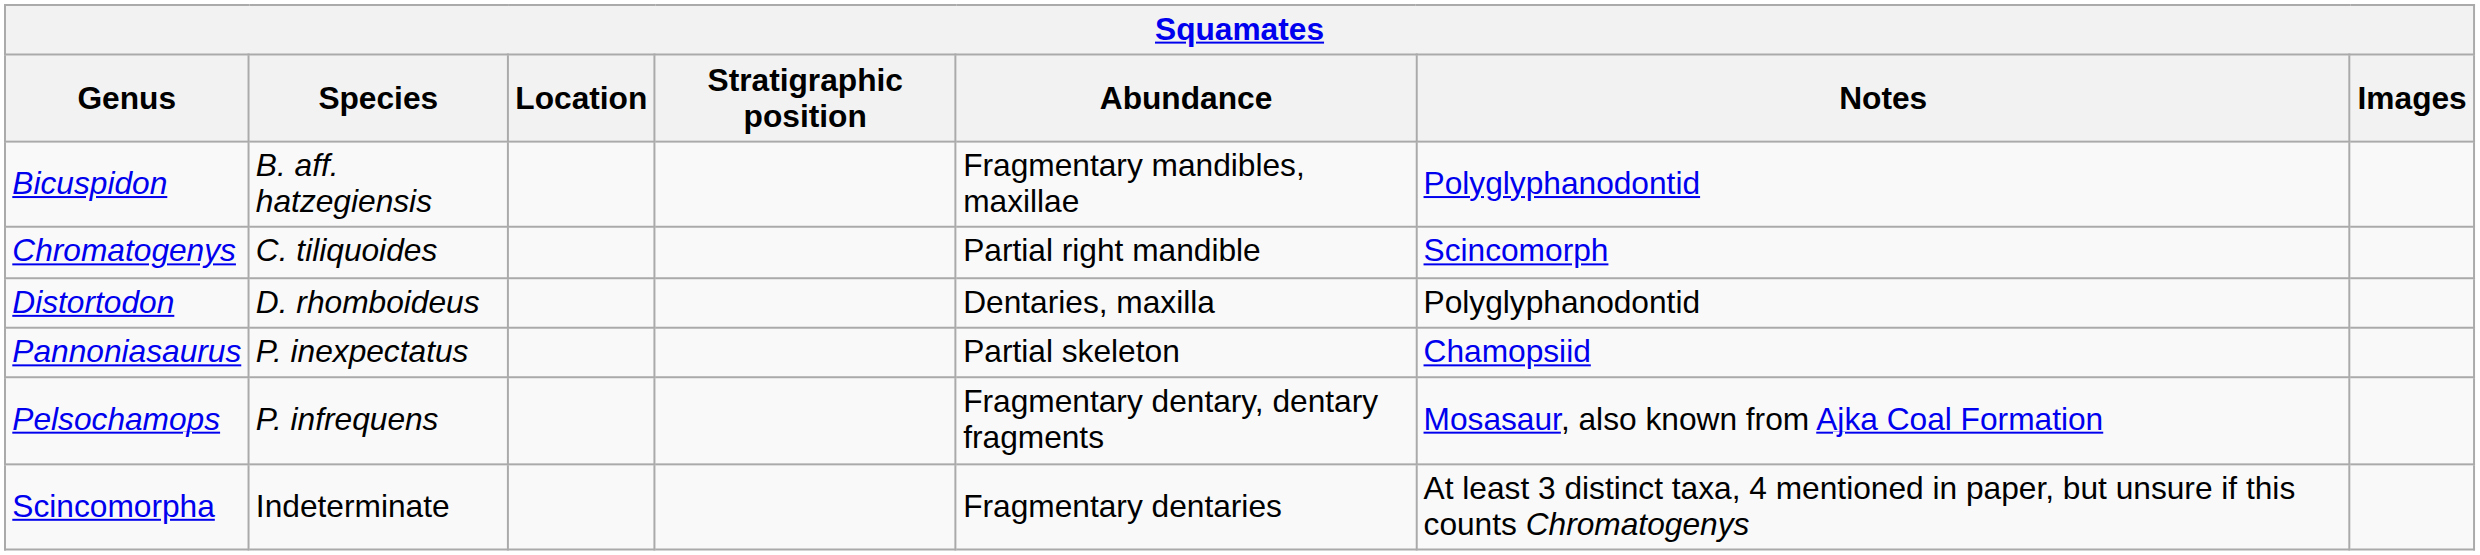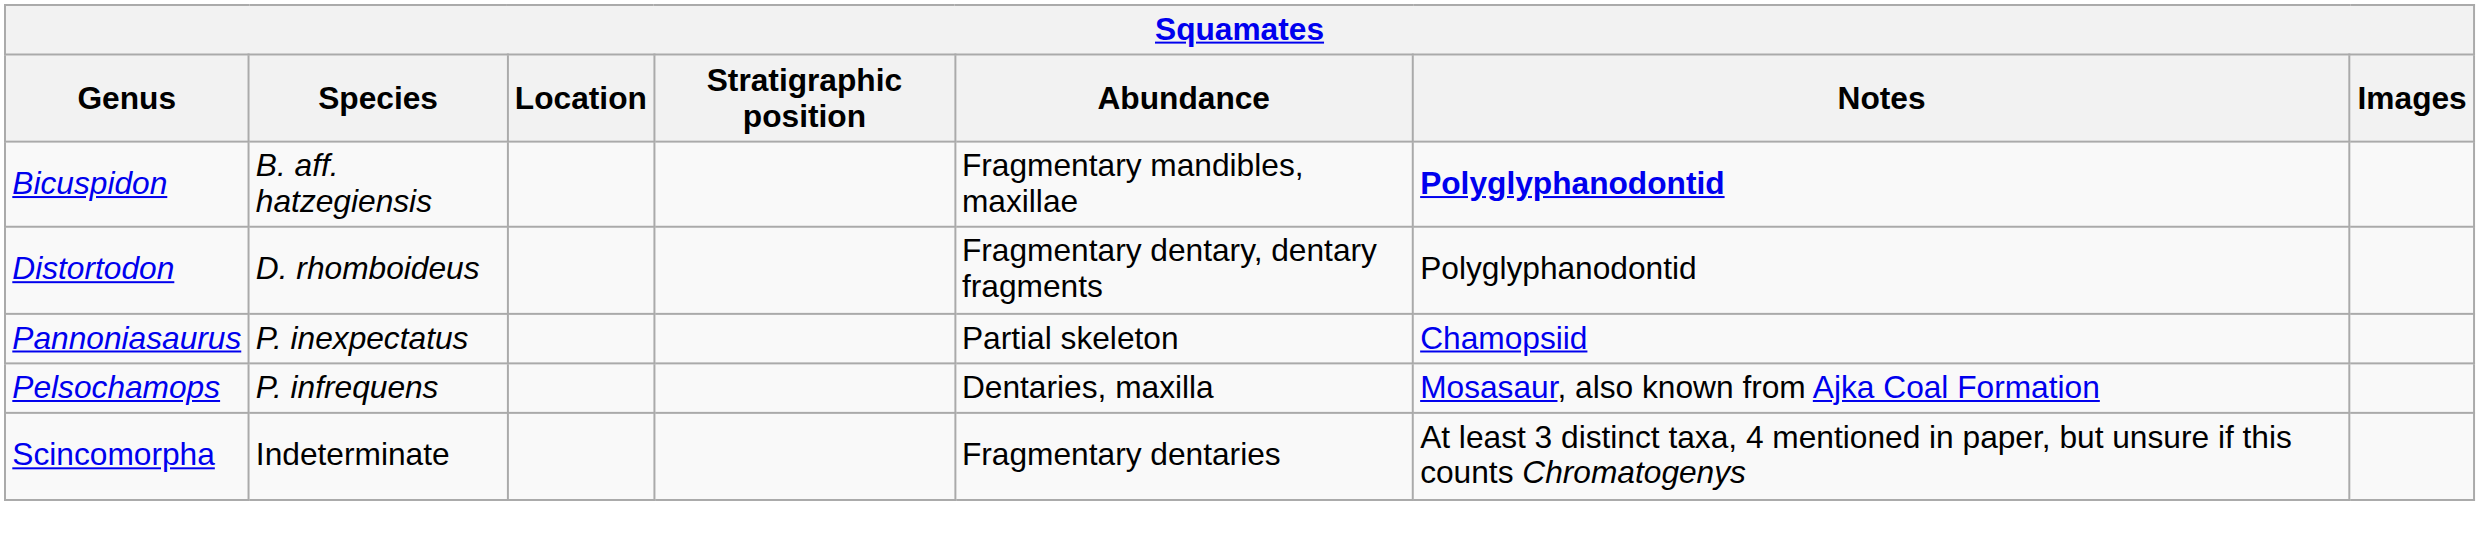(1562, 183) normal -> (1572, 183) bold
- row: (124, 251)
(1089, 301) Dentaries, maxilla -> (1169, 269) Fragmentary dentary, dentary fragments
(1171, 420) Fragmentary dentary, dentary fragments -> (1088, 387) Dentaries, maxilla
